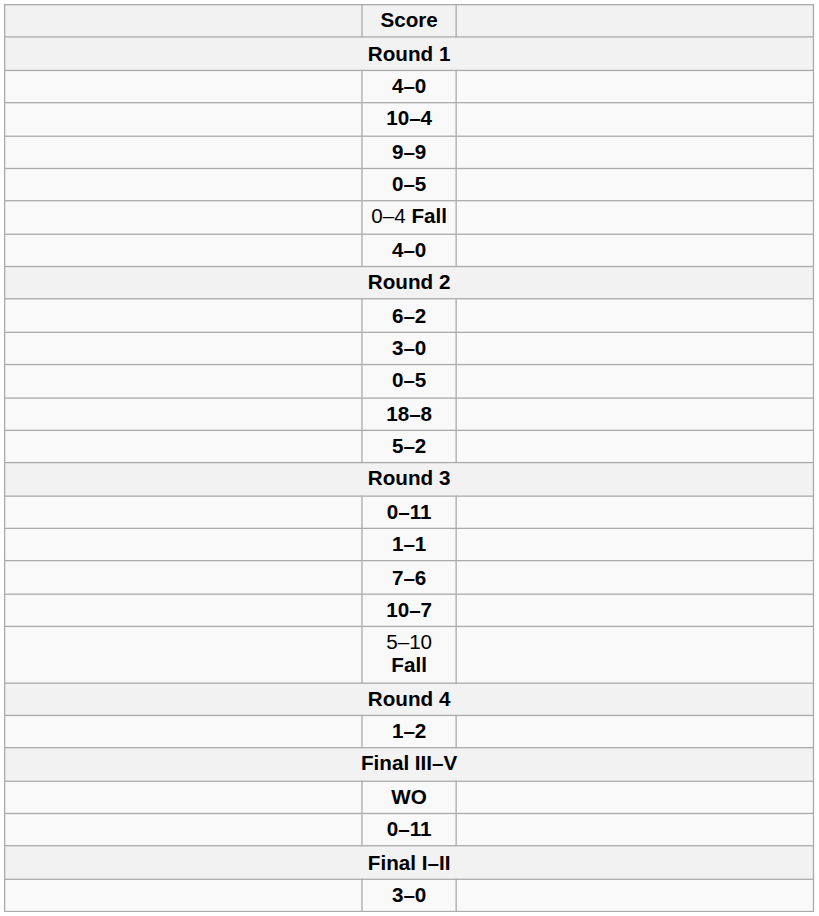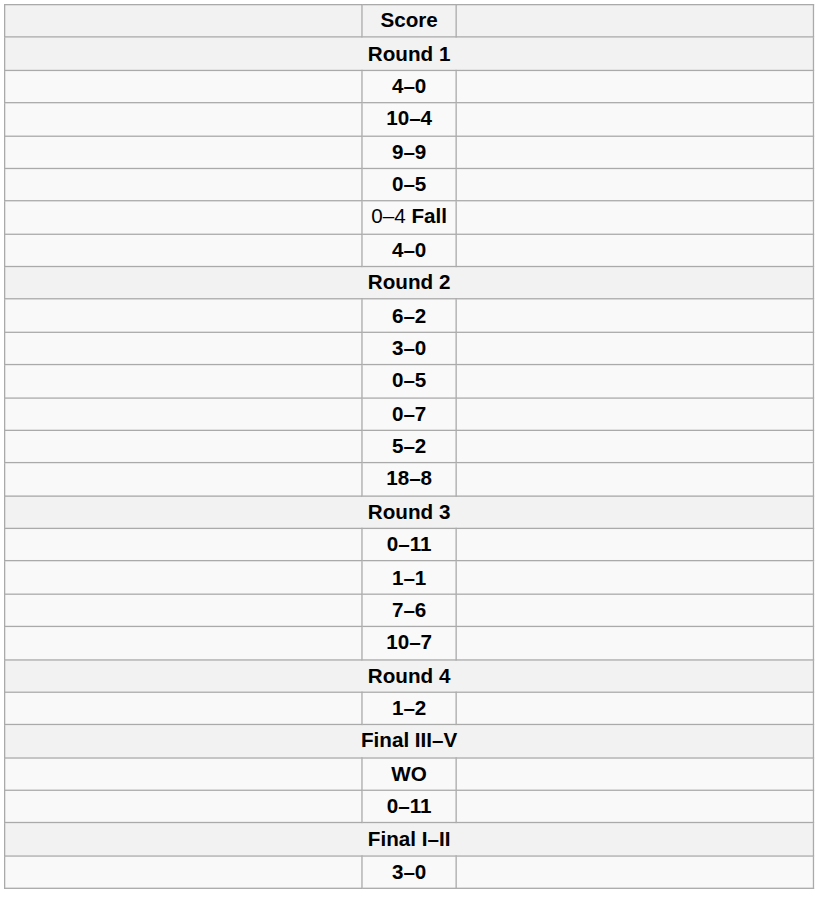+ row: (184, 414)
rows swapped: (184, 447) <-> (184, 414)
- row: (184, 655)
